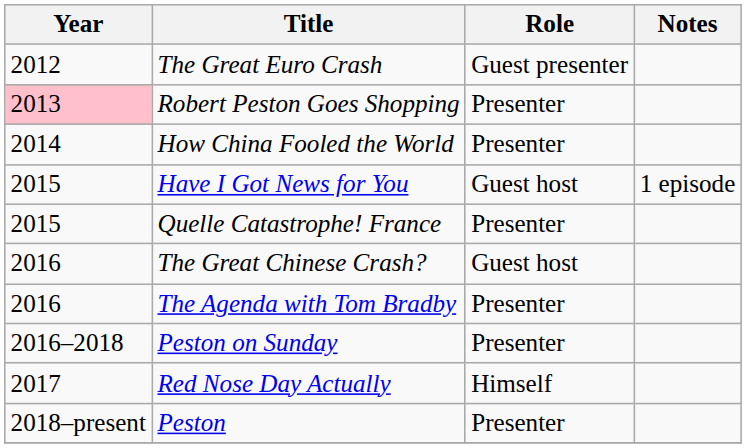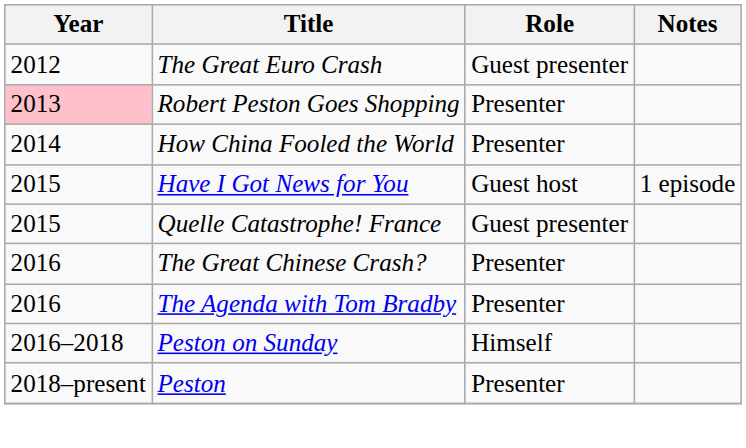(518, 223) Presenter -> (550, 223) Guest presenter
(525, 263) Guest host -> (518, 263) Presenter
(518, 343) Presenter -> (512, 343) Himself
- row: (274, 382)
